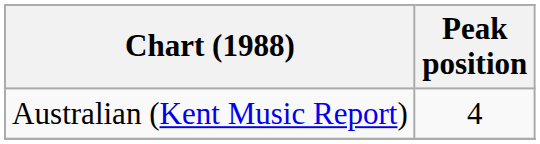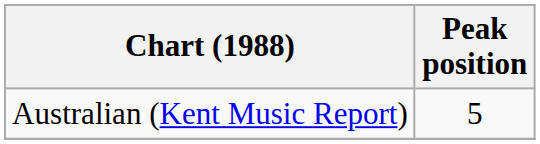(475, 113) 4 -> (475, 113) 5
